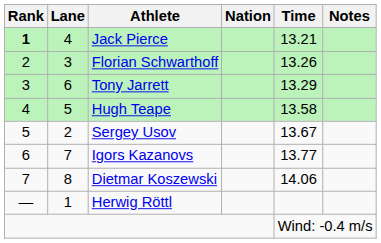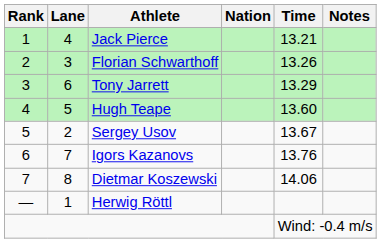(26, 39) bold -> (26, 39) normal
(299, 109) 13.58 -> (299, 109) 13.60
(299, 156) 13.77 -> (299, 156) 13.76
